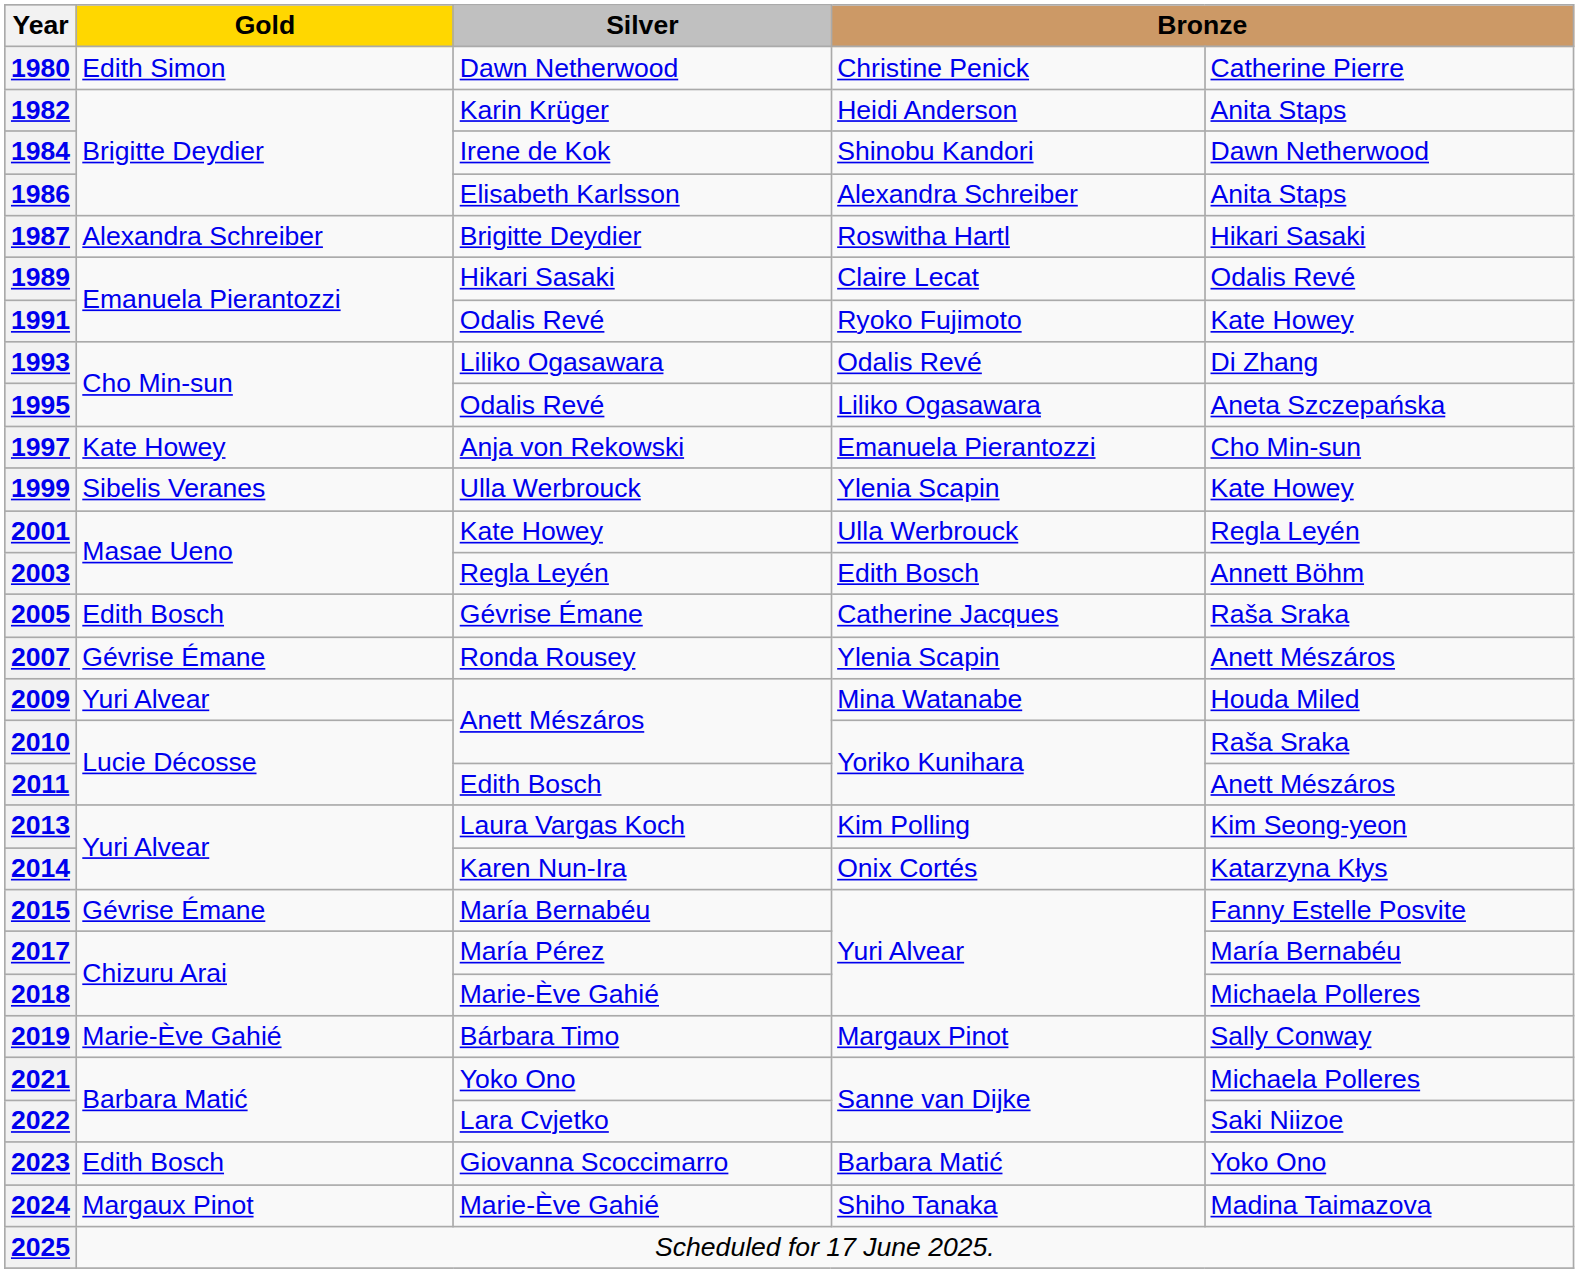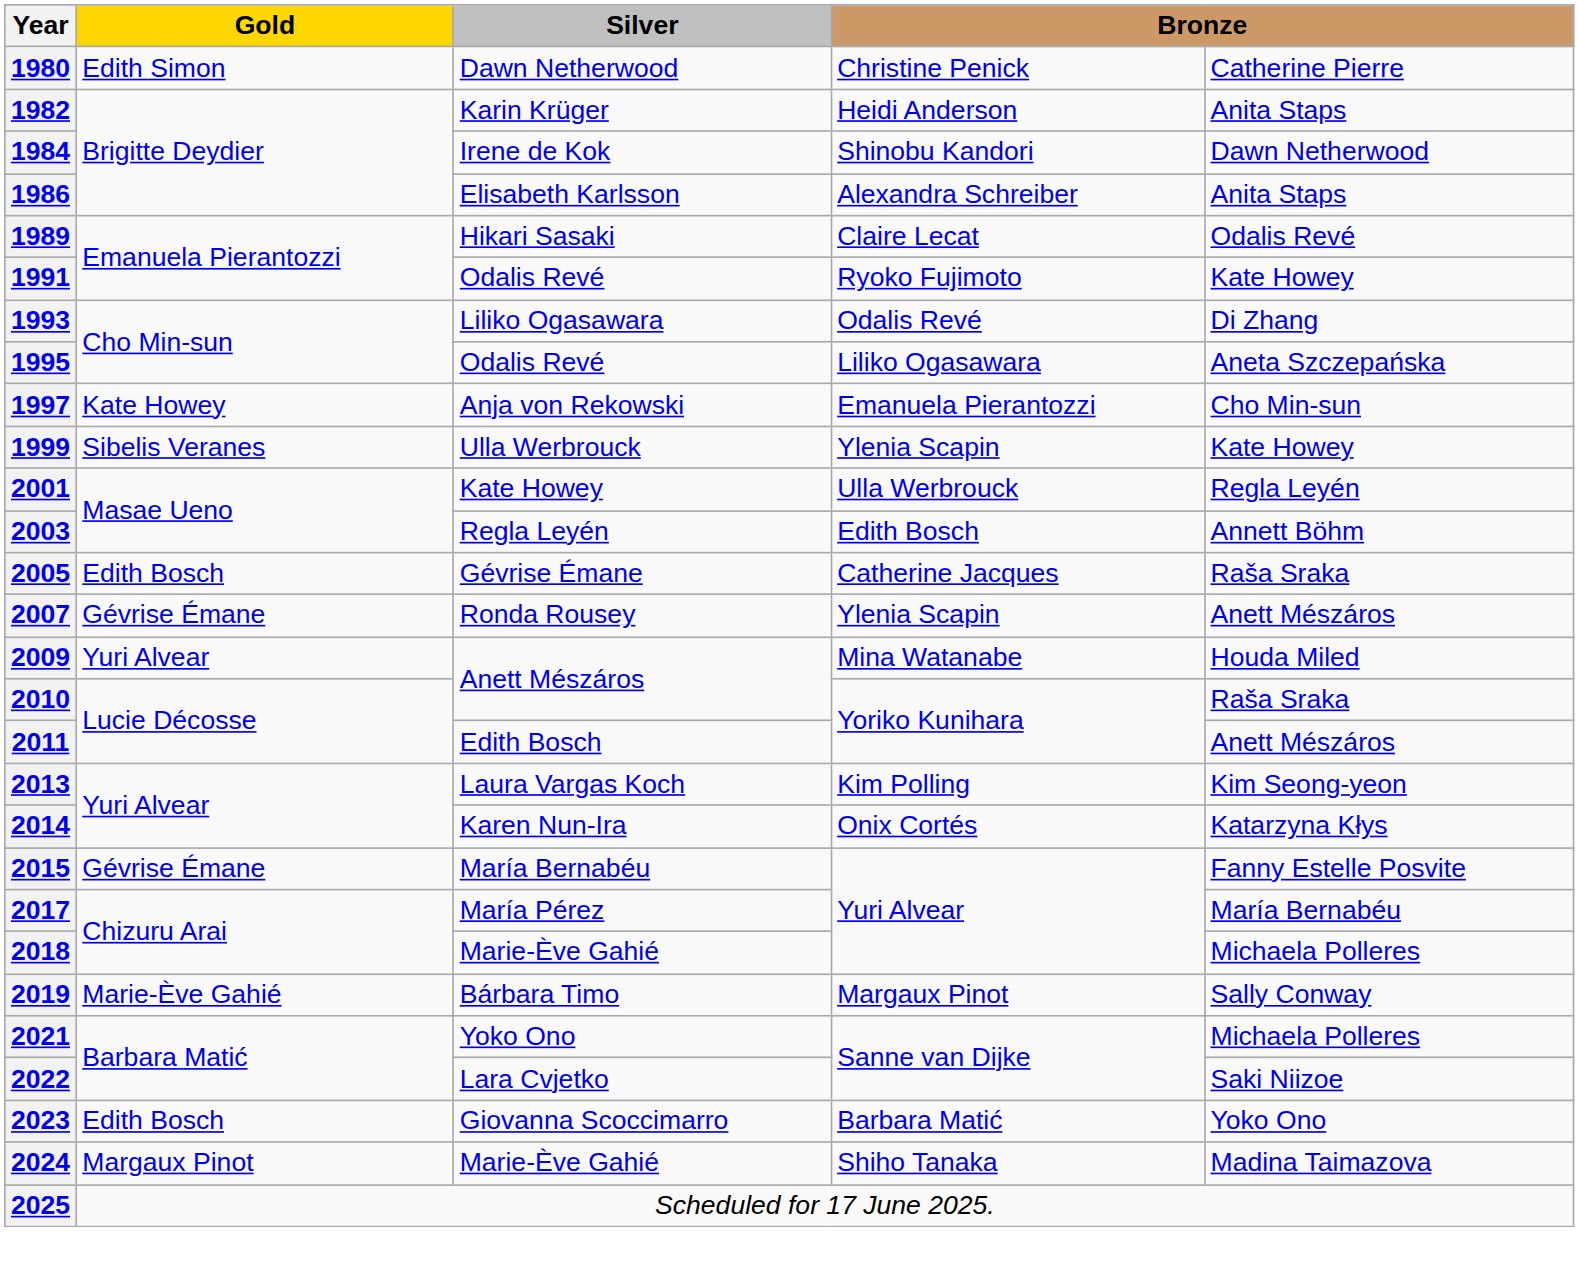- row: (40, 236)
